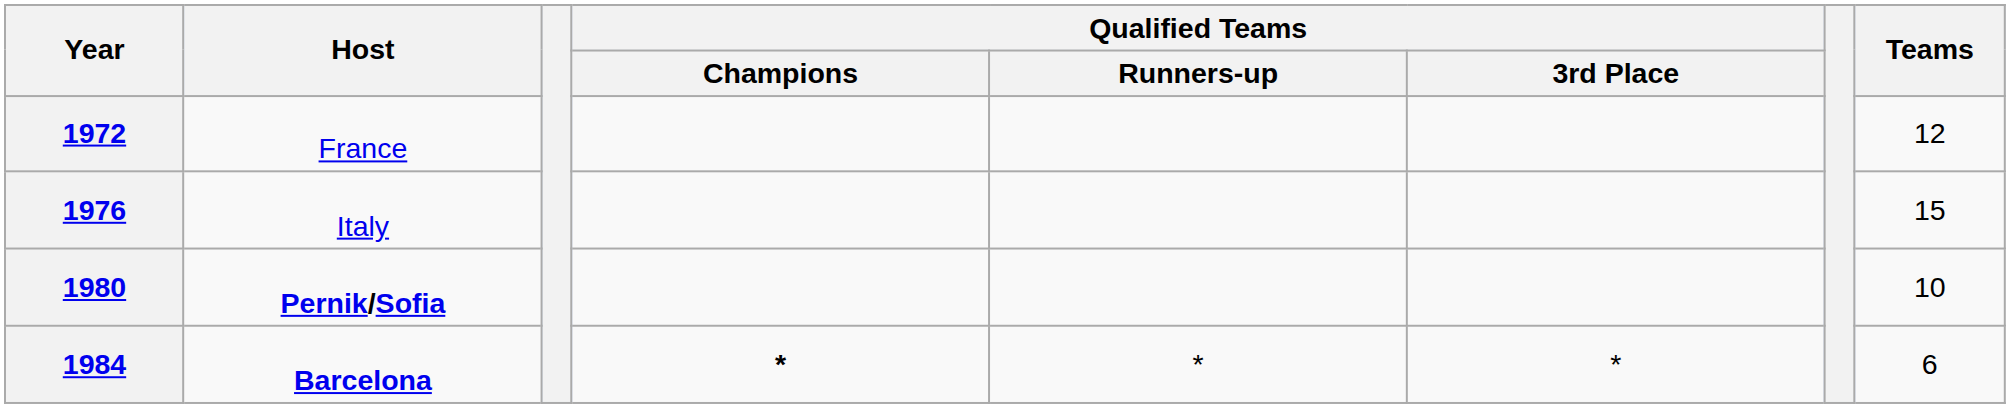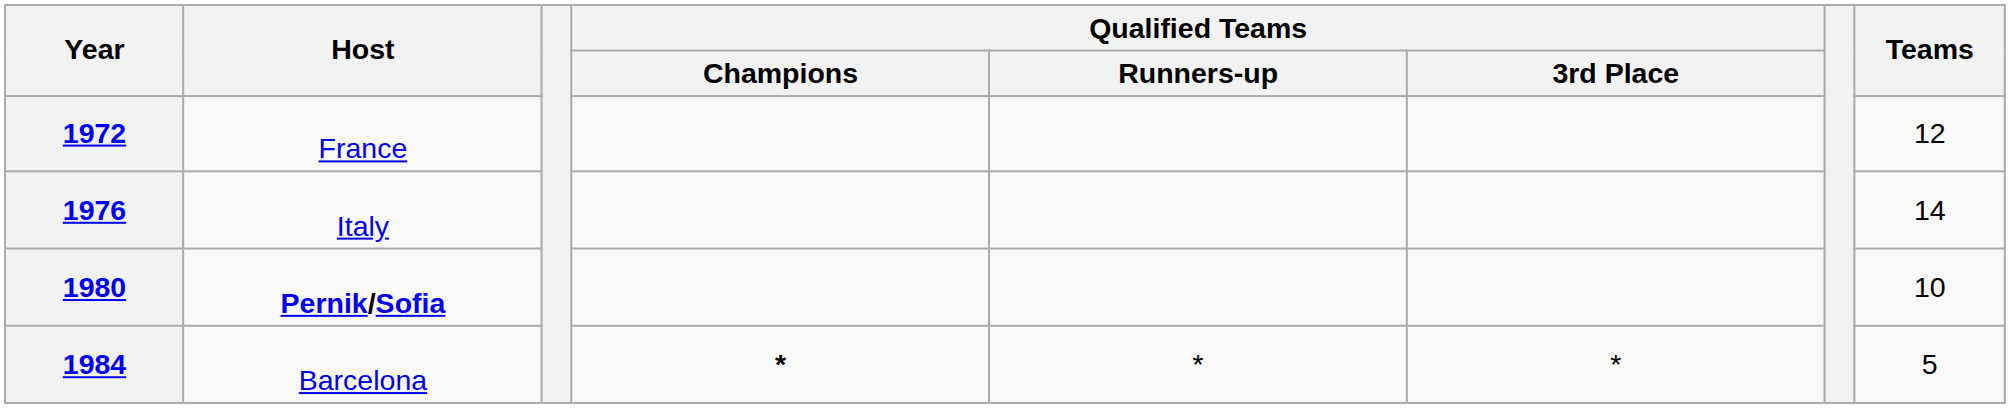(1930, 211) 15 -> (1930, 211) 14
(363, 380) bold -> (363, 380) normal
(1930, 364) 6 -> (1930, 364) 5
